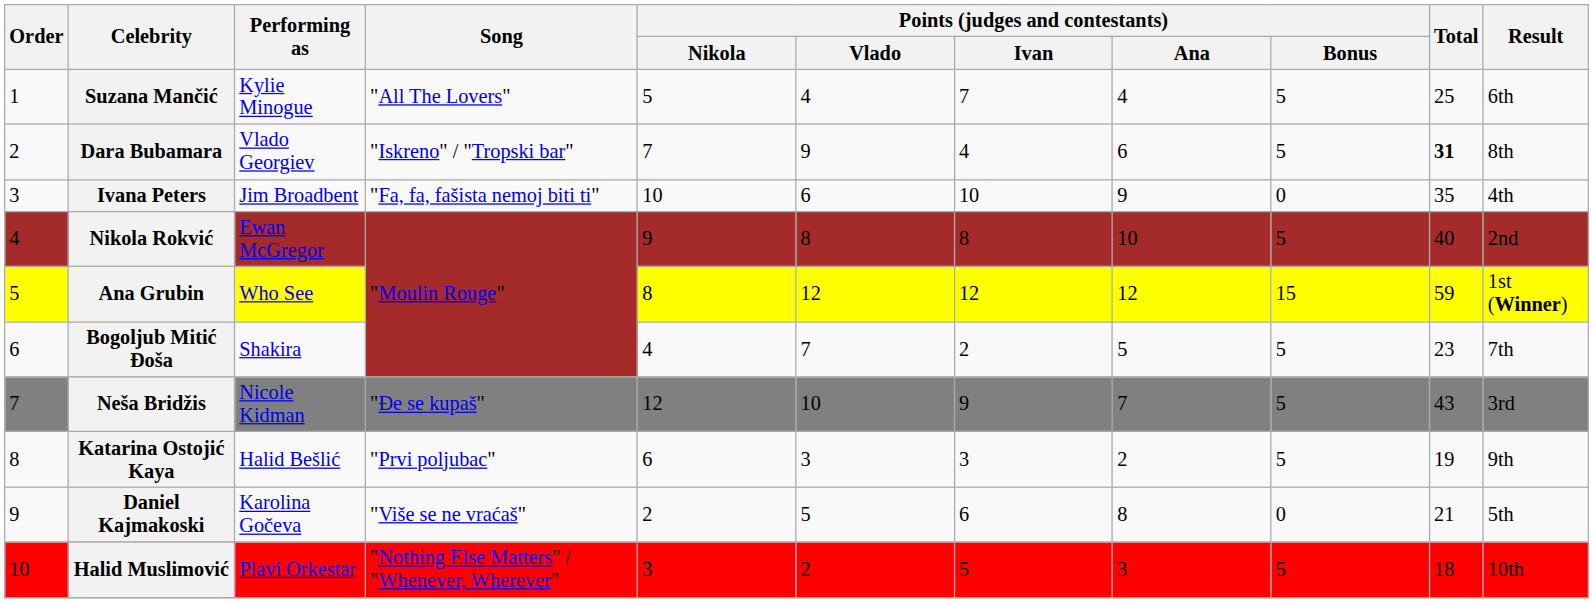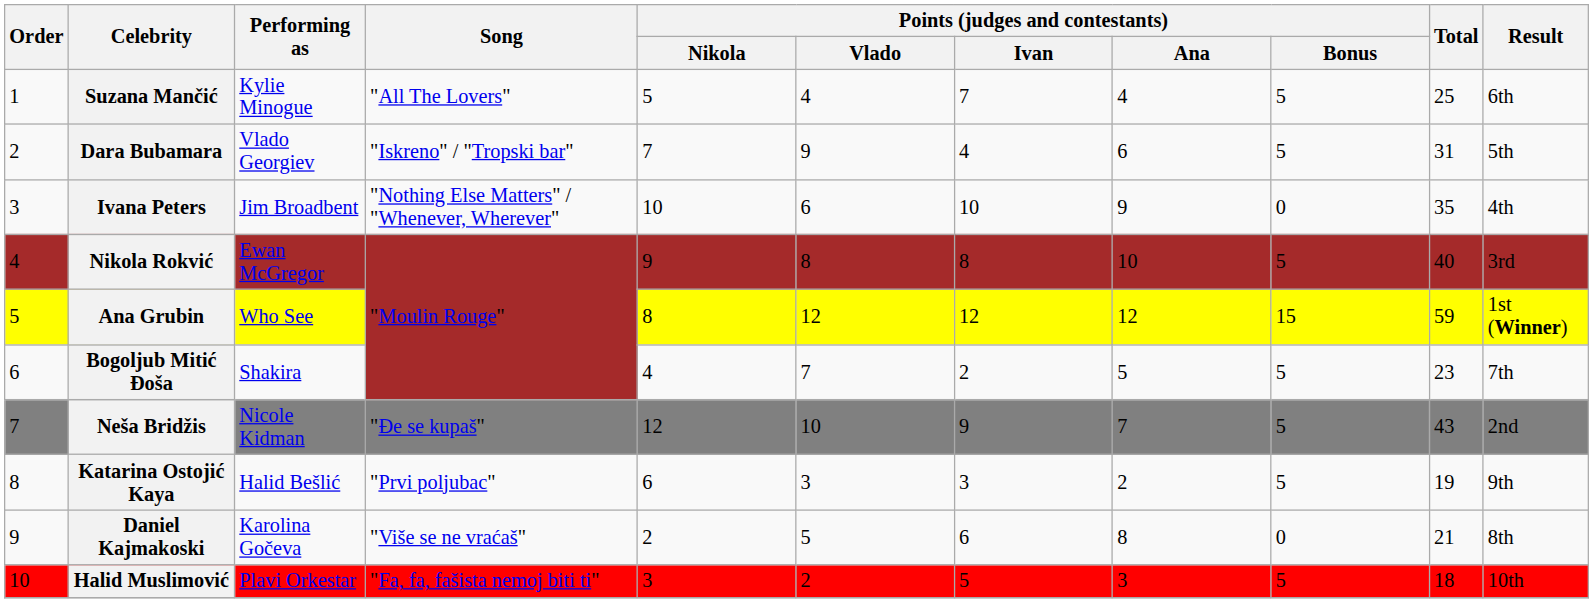(1444, 151) bold -> (1444, 151) normal
(1501, 151) 8th -> (1501, 151) 5th
(485, 195) "Fa, fa, fašista nemoj biti ti" -> (471, 206) "Nothing Else Matters" / "Whenever, Wherever"
(1503, 238) 2nd -> (1501, 261) 3rd
(1501, 404) 3rd -> (1503, 427) 2nd
(1501, 514) 5th -> (1501, 537) 8th
(471, 569) "Nothing Else Matters" / "Whenever, Wherever" -> (485, 580) "Fa, fa, fašista nemoj biti ti"
